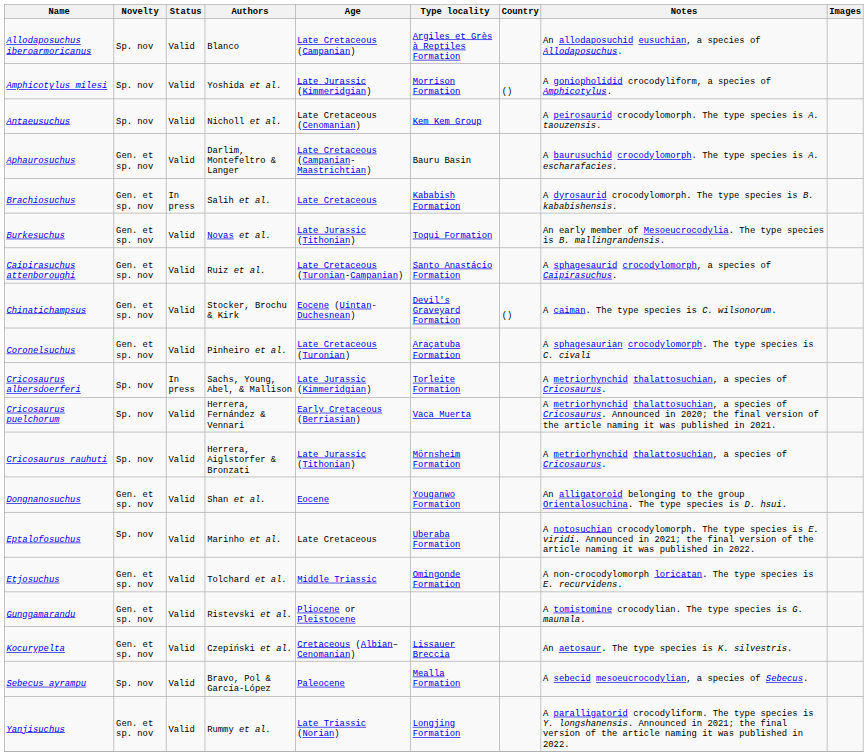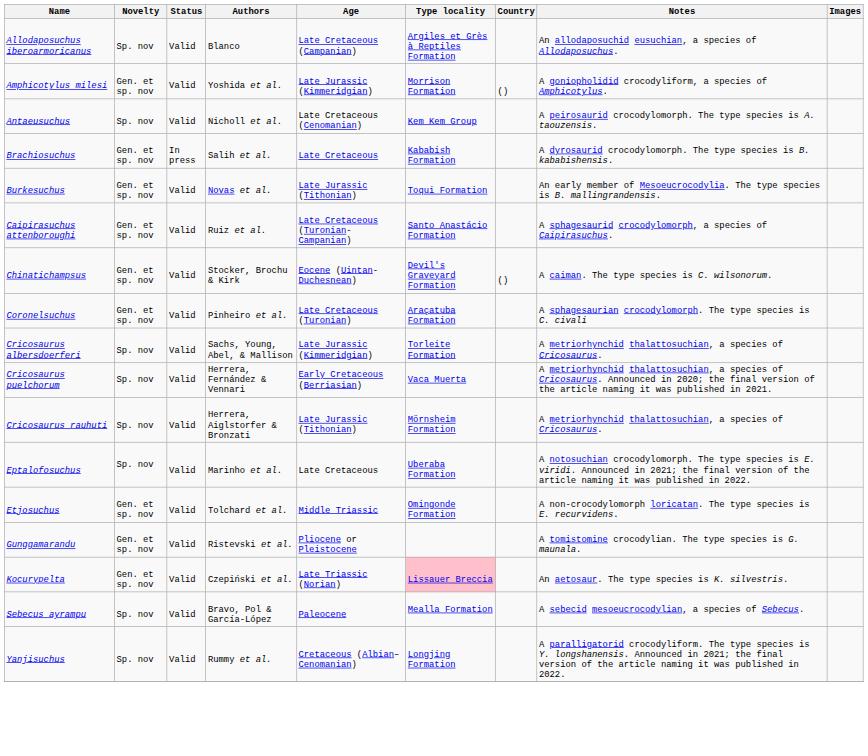(135, 86) Sp. nov -> (135, 86) Gen. et sp. nov
- row: (41, 161)
(182, 385) In press -> (182, 350) Valid
- row: (44, 500)
(348, 649) Cretaceous (Albian–Cenomanian) -> (333, 580) Late Triassic (Norian)
(434, 649) no background -> (450, 580) pink background
(135, 729) Gen. et sp. nov -> (135, 659) Sp. nov
(332, 729) Late Triassic (Norian) -> (349, 659) Cretaceous (Albian–Cenomanian)
